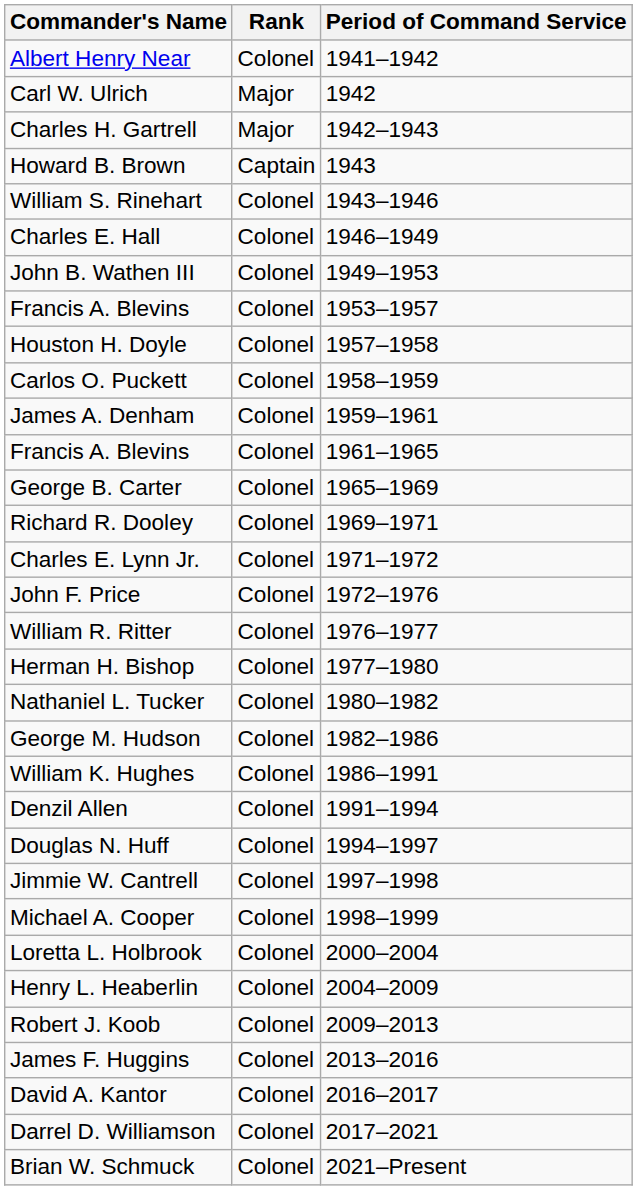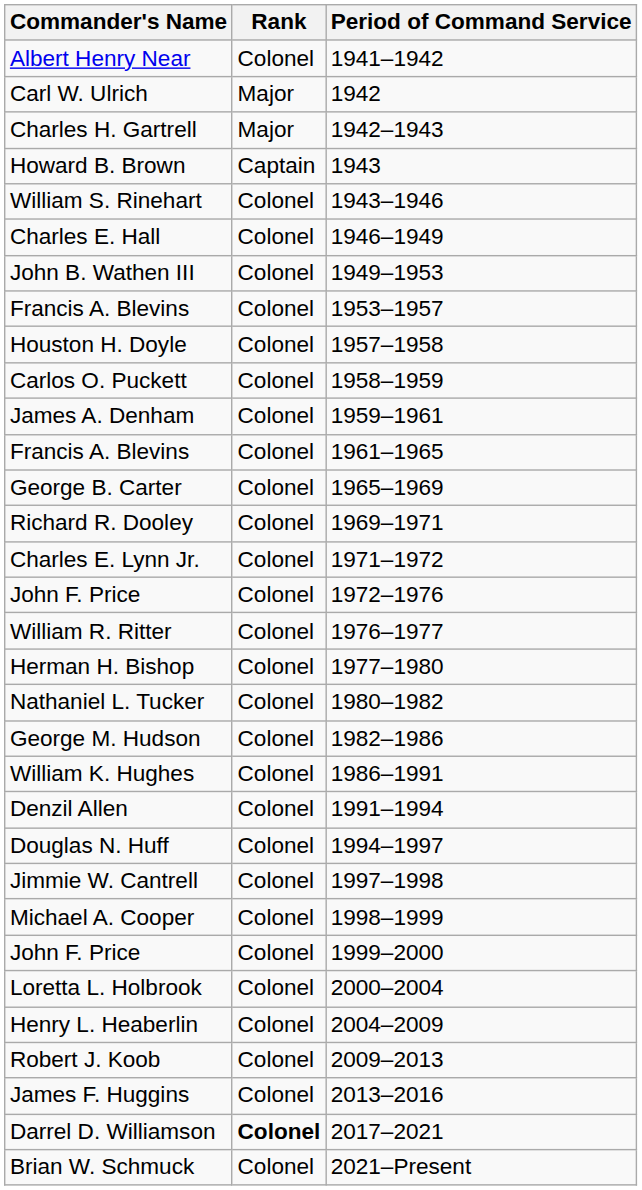+ row: (75, 952)
- row: (88, 1095)
(276, 1131) normal -> (279, 1131) bold
